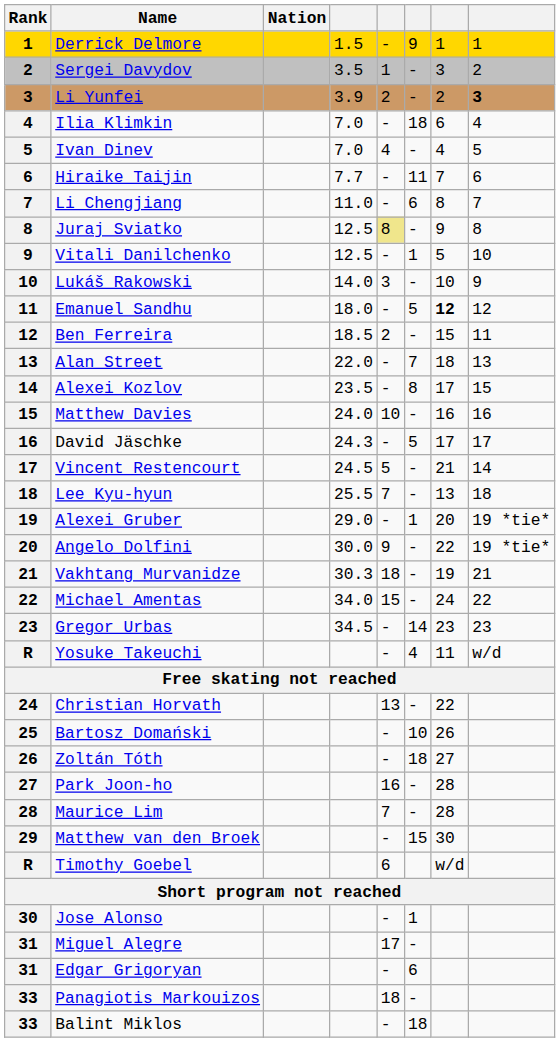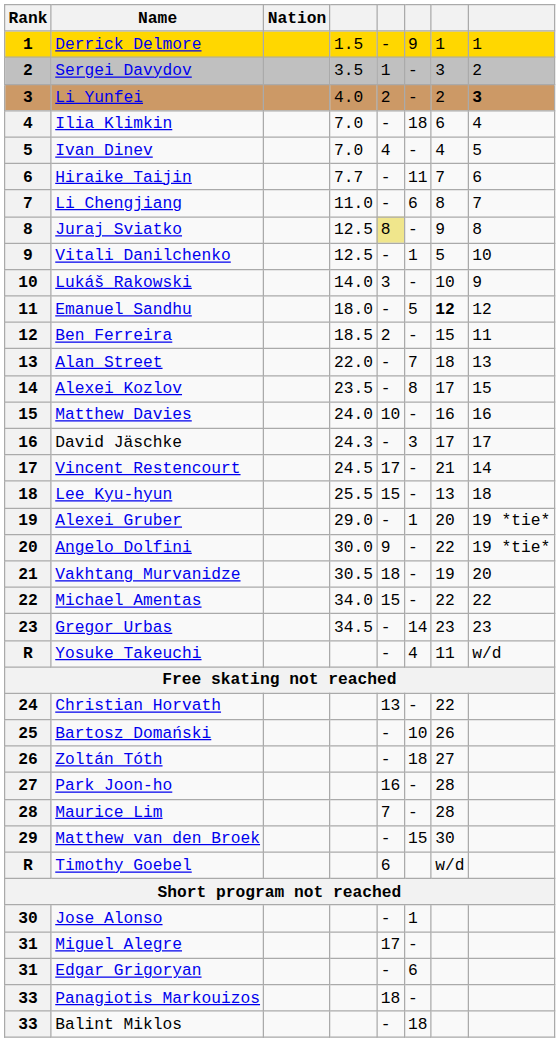(349, 97) 3.9 -> (349, 97) 4.0
(413, 442) 5 -> (413, 442) 3
(386, 468) 5 -> (391, 468) 17
(386, 495) 7 -> (391, 495) 15
(354, 574) 30.3 -> (354, 574) 30.5
(482, 574) 21 -> (482, 574) 20
(445, 601) 24 -> (445, 601) 22
